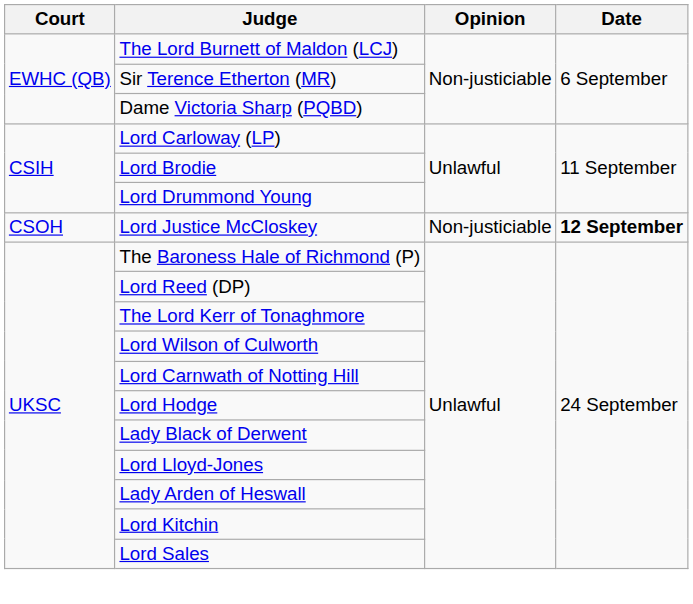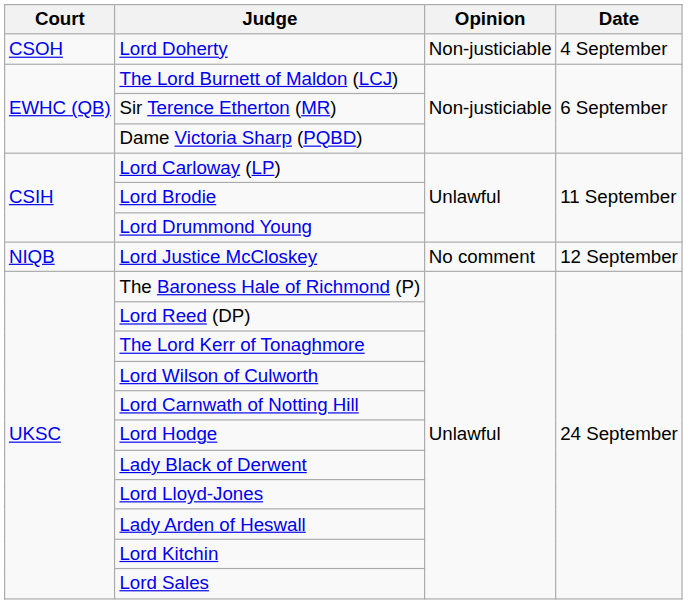+ row: (174, 49)
(36, 227) CSOH -> (32, 256) NIQB
(490, 227) Non-justiciable -> (482, 256) No comment
(622, 227) bold -> (619, 256) normal
